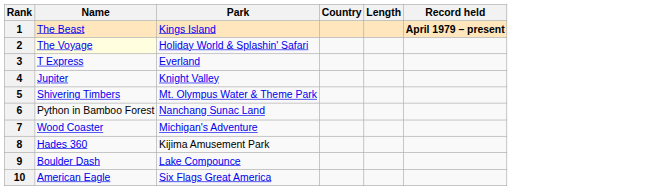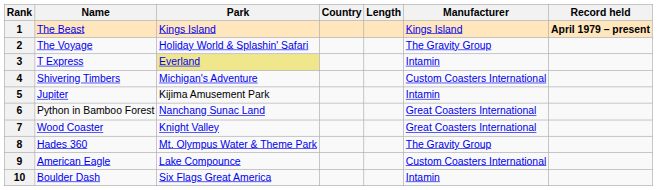+ column: (476, 12)
(65, 45) lightyellow background -> (65, 45) no background
(180, 62) no background -> (180, 62) khaki background
(53, 78) Jupiter -> (79, 78) Shivering Timbers
(189, 78) Knight Valley -> (208, 78) Michigan's Adventure
(79, 95) Shivering Timbers -> (53, 95) Jupiter
(238, 95) Mt. Olympus Water & Theme Park -> (214, 95) Kijima Amusement Park
(208, 128) Michigan's Adventure -> (189, 128) Knight Valley
(214, 144) Kijima Amusement Park -> (238, 144) Mt. Olympus Water & Theme Park
(68, 161) Boulder Dash -> (74, 161) American Eagle
(74, 177) American Eagle -> (68, 177) Boulder Dash
